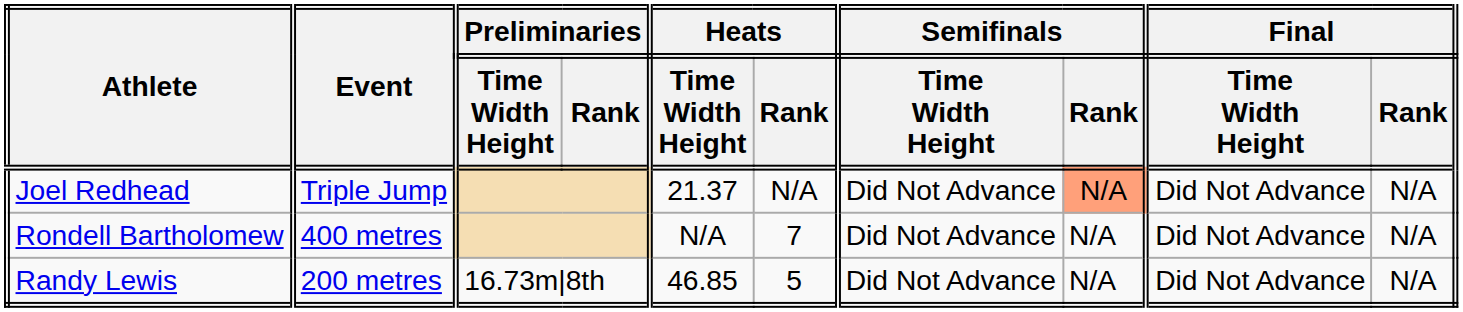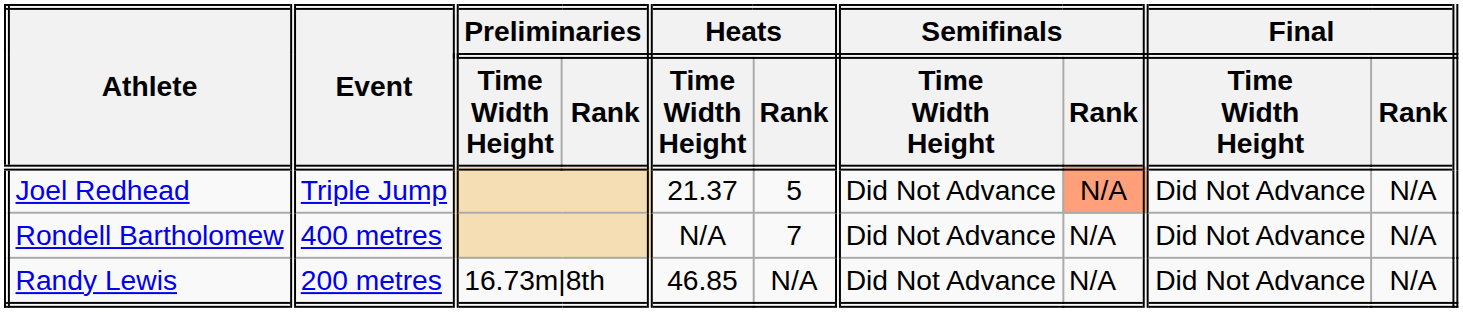(794, 191) N/A -> (794, 191) 5
(794, 281) 5 -> (794, 281) N/A
